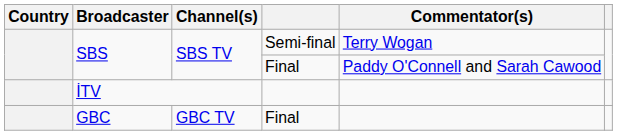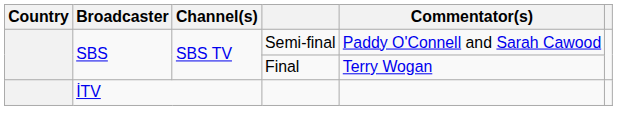(388, 42) Terry Wogan -> (472, 42) Paddy O'Connell and Sarah Cawood
(472, 67) Paddy O'Connell and Sarah Cawood -> (388, 67) Terry Wogan
- row: (93, 117)
